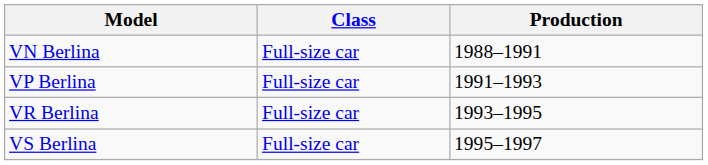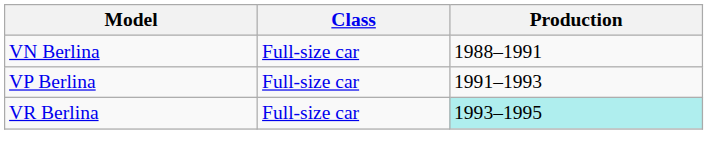(498, 112) no background -> (498, 112) paleturquoise background
- row: (53, 143)
